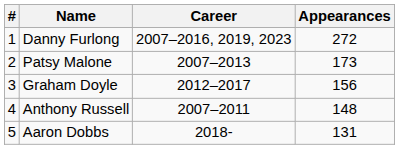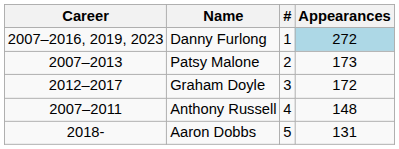columns swapped: (12, 16) <-> (214, 16)
(345, 39) no background -> (345, 39) lightblue background
(345, 86) 156 -> (345, 86) 172
